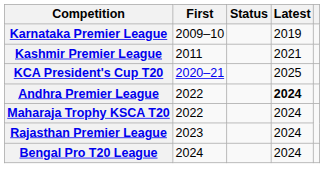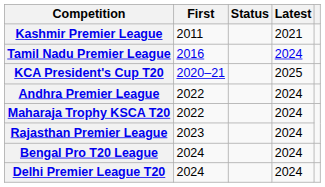- row: (89, 34)
+ row: (89, 53)
(288, 93) bold -> (289, 93) normal
+ row: (89, 172)
